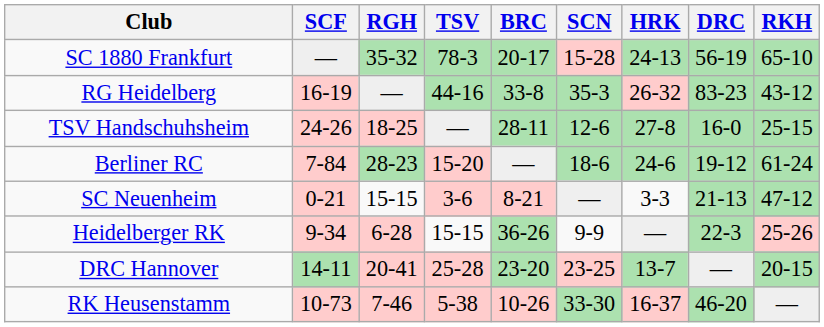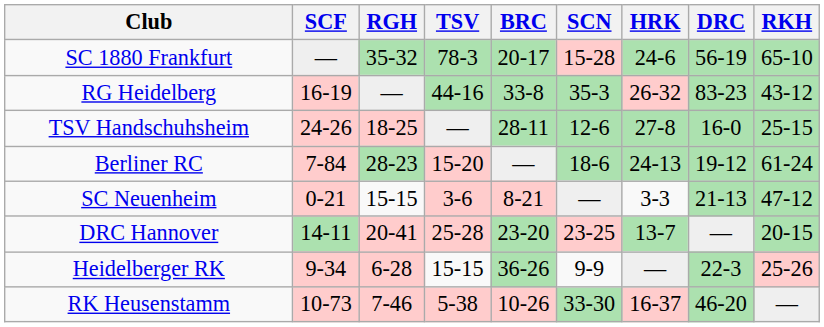(655, 57) 24-13 -> (655, 57) 24-6
(655, 163) 24-6 -> (655, 163) 24-13
rows swapped: (149, 233) <-> (149, 269)
